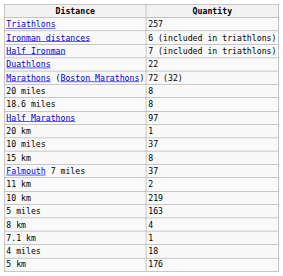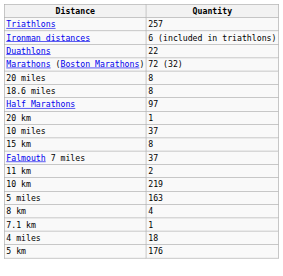- row: (36, 51)
